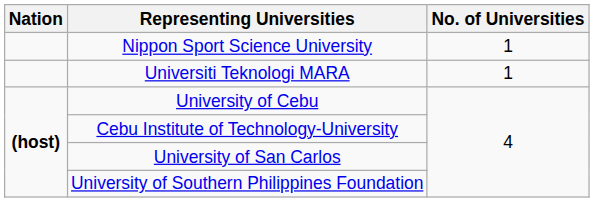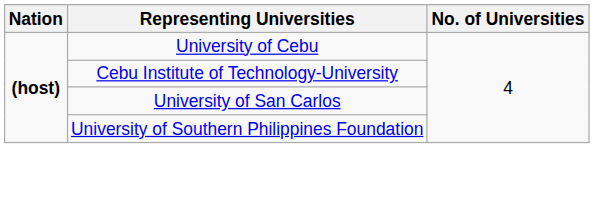- row: (247, 46)
- row: (247, 74)
